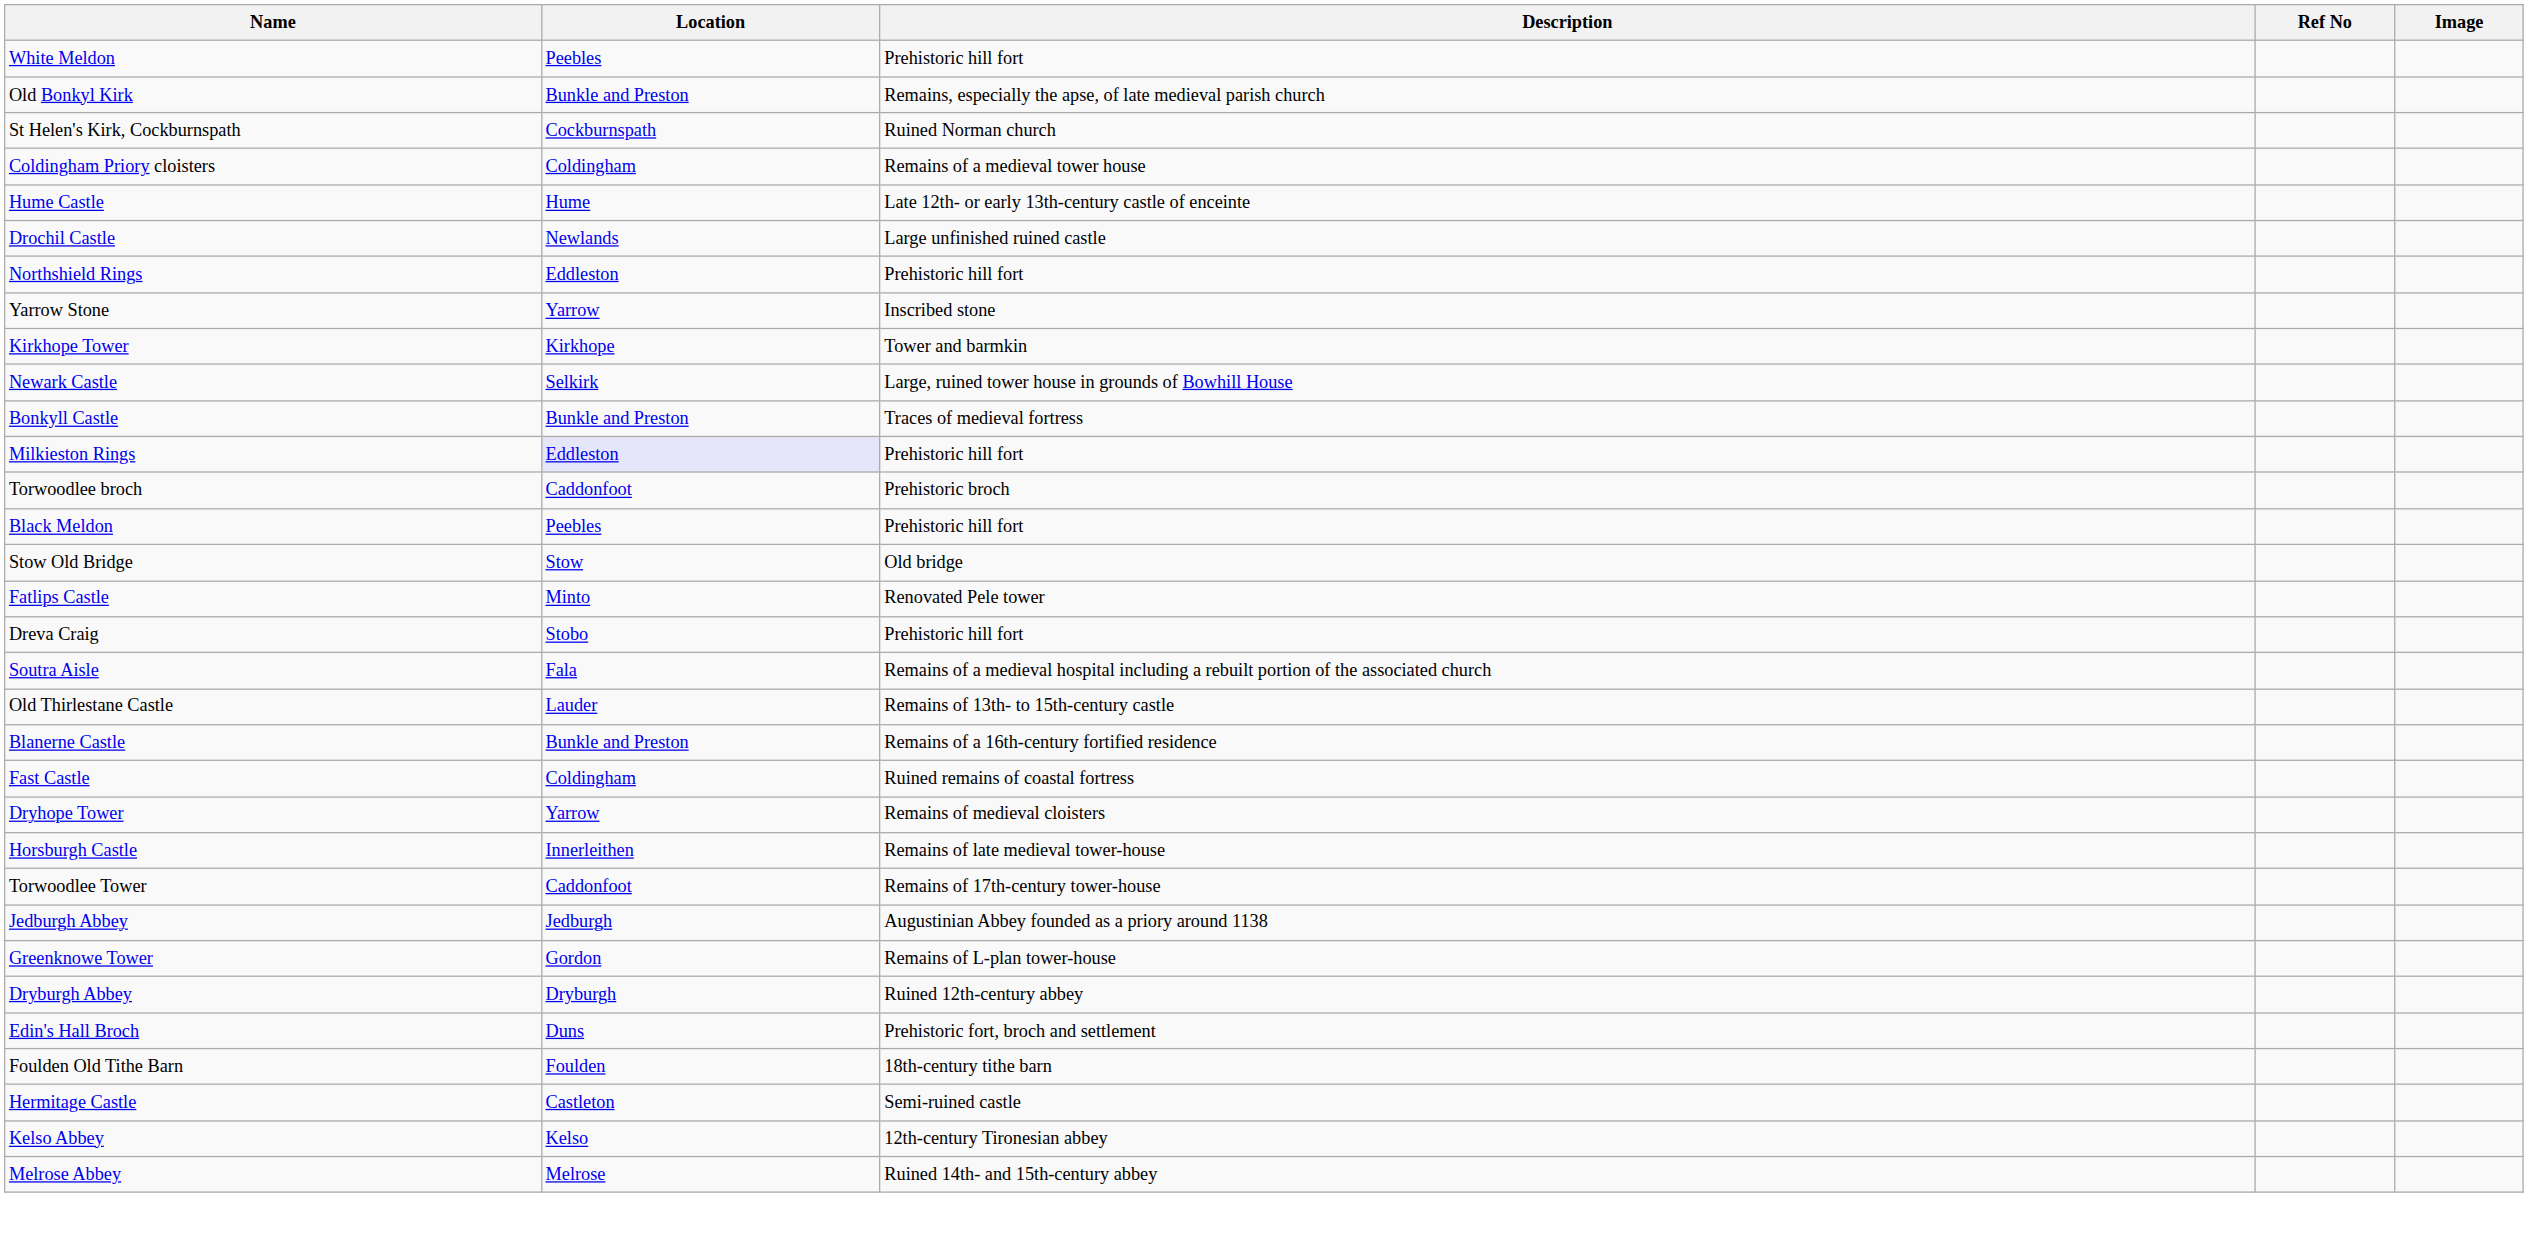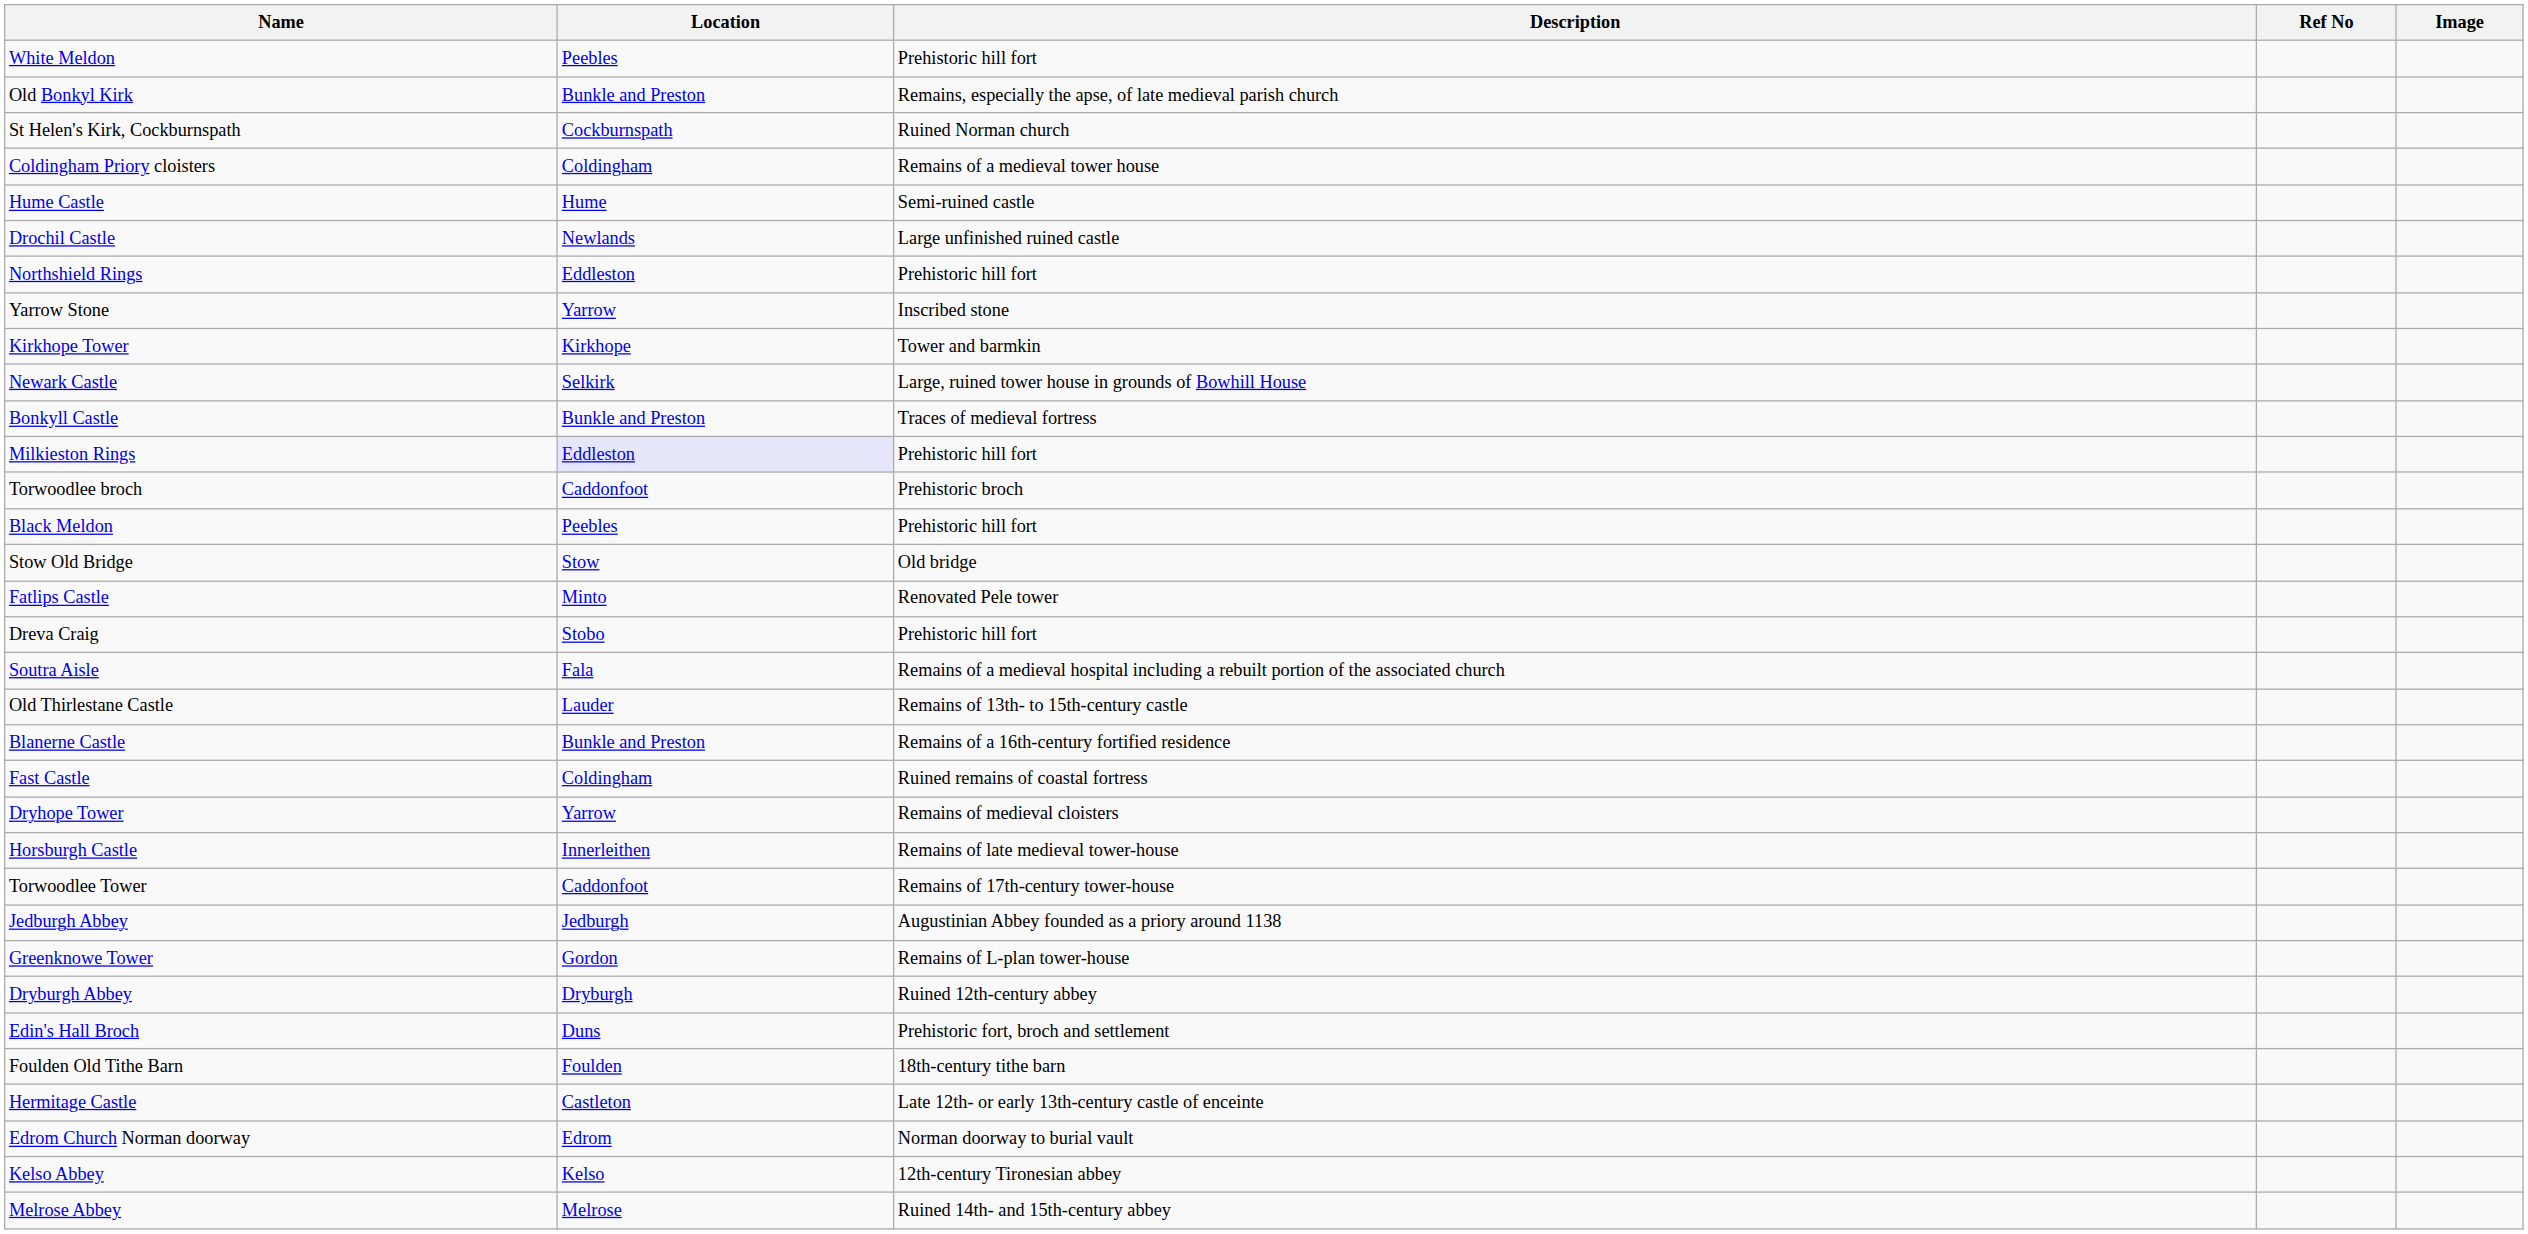(1067, 202) Late 12th- or early 13th-century castle of enceinte -> (966, 202) Semi-ruined castle
(953, 1102) Semi-ruined castle -> (1081, 1102) Late 12th- or early 13th-century castle of enceinte
+ row: (129, 1138)
